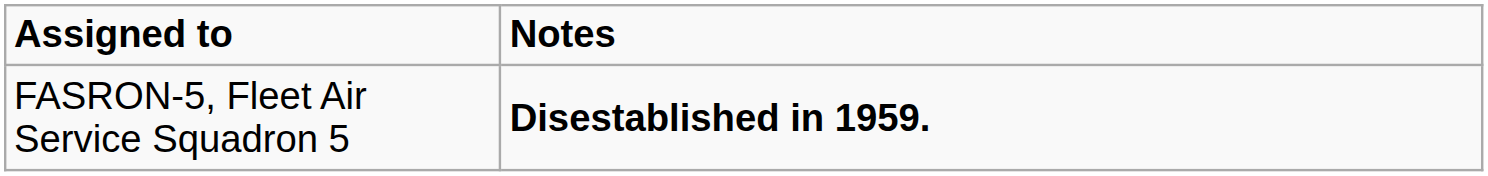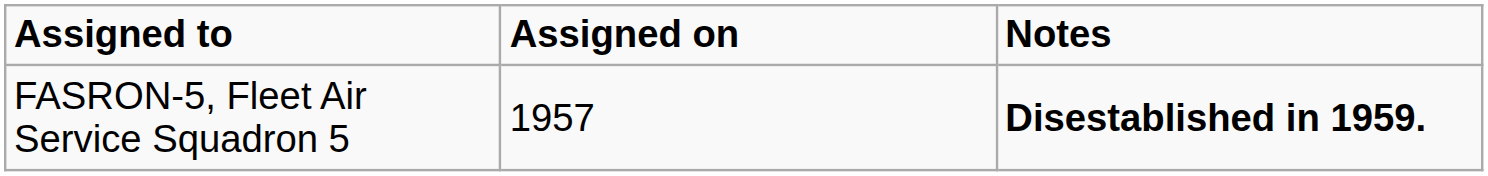+ column: (624, 34)
